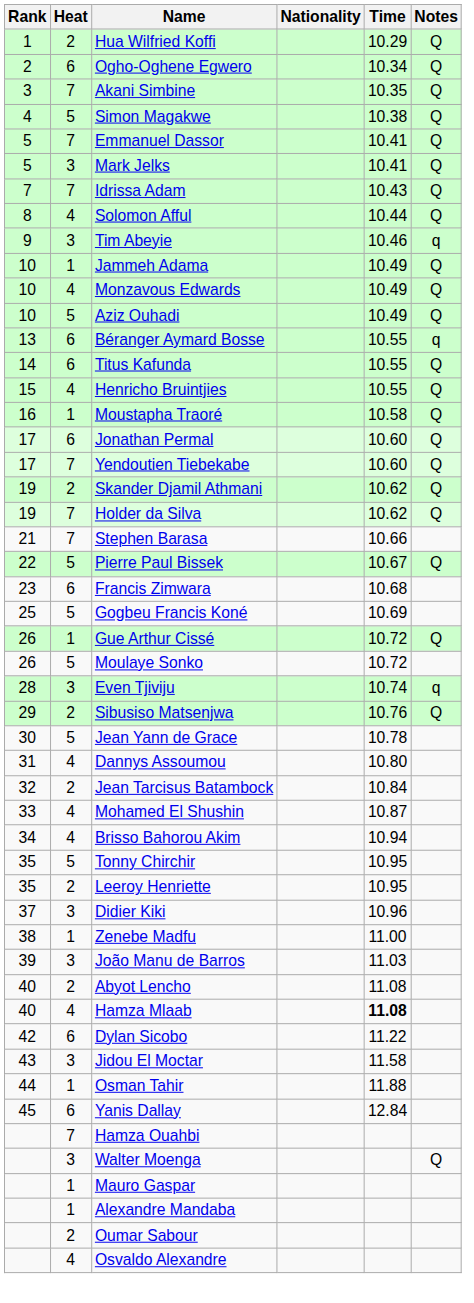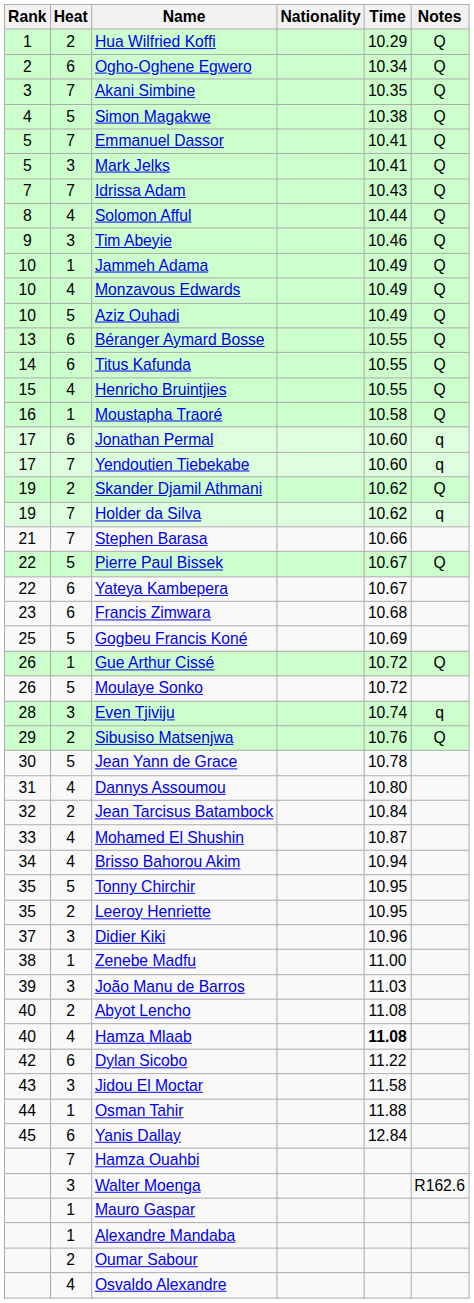(436, 240) q -> (440, 240) Q
(436, 340) q -> (440, 340) Q
(436, 439) Q -> (440, 439) q
(436, 464) Q -> (440, 464) q
(436, 514) Q -> (440, 514) q
+ row: (161, 588)
(436, 1160) Q -> (440, 1185) R162.6
